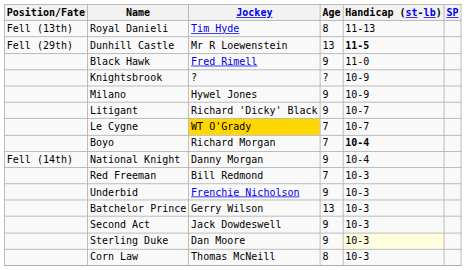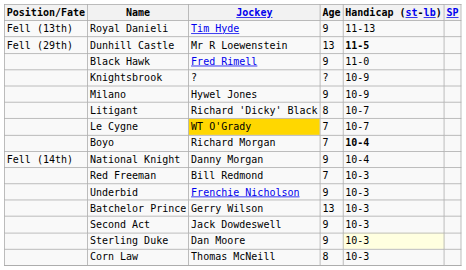(325, 29) 8 -> (325, 29) 9
(325, 110) 9 -> (325, 110) 8
